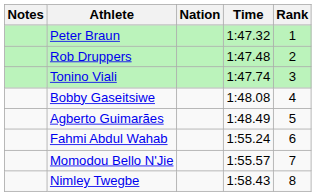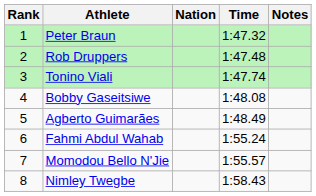columns swapped: (292, 14) <-> (26, 14)
